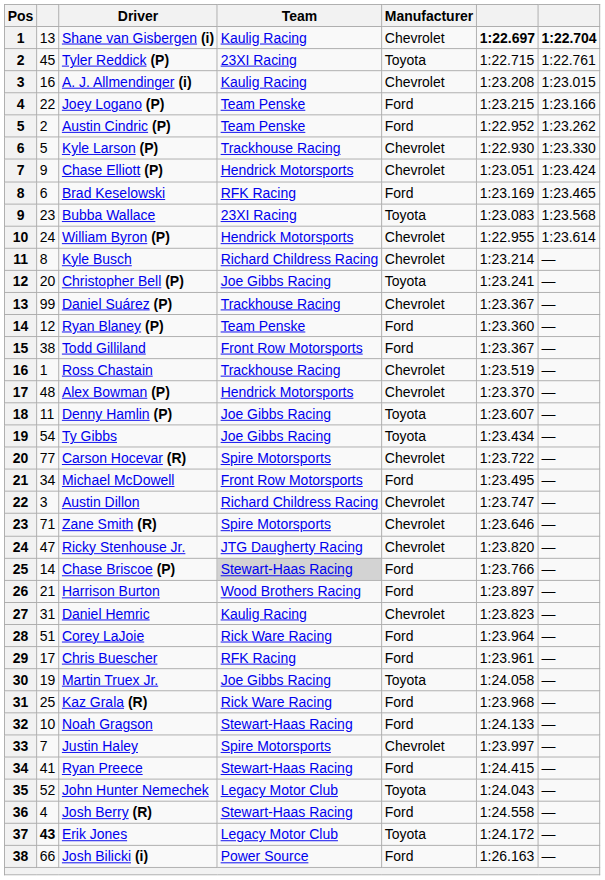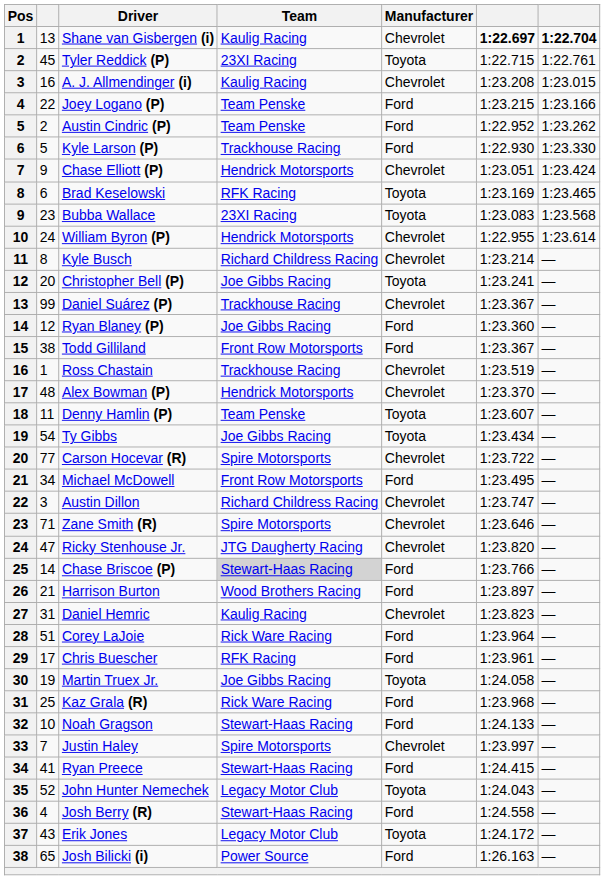(415, 149) Chevrolet -> (399, 149) Ford
(399, 193) Ford -> (405, 193) Toyota
(263, 326) Team Penske -> (276, 326) Joe Gibbs Racing
(276, 414) Joe Gibbs Racing -> (263, 414) Team Penske
(48, 835) bold -> (48, 835) normal
(48, 857) 66 -> (48, 857) 65
